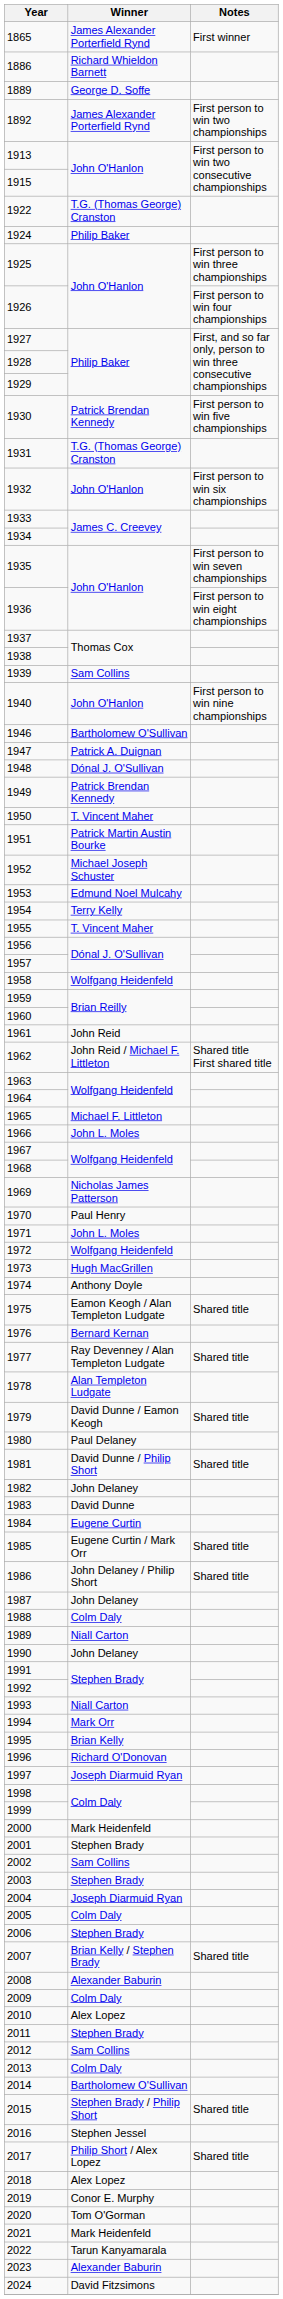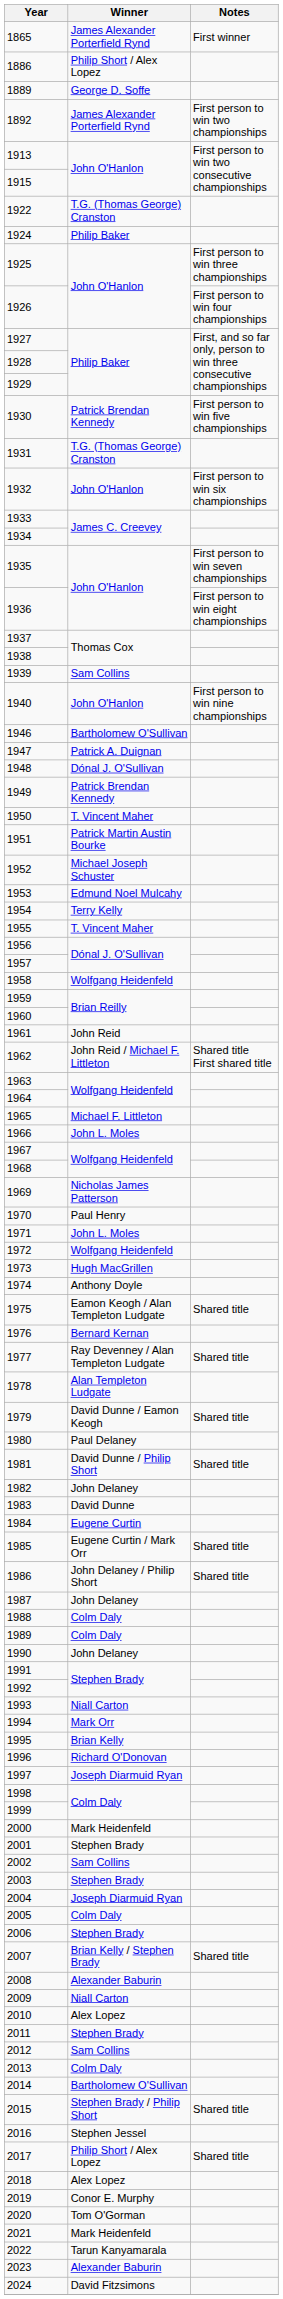(114, 66) Richard Whieldon Barnett -> (114, 66) Philip Short / Alex Lopez
(99, 1635) Niall Carton -> (96, 1635) Colm Daly
(96, 1998) Colm Daly -> (99, 1998) Niall Carton
